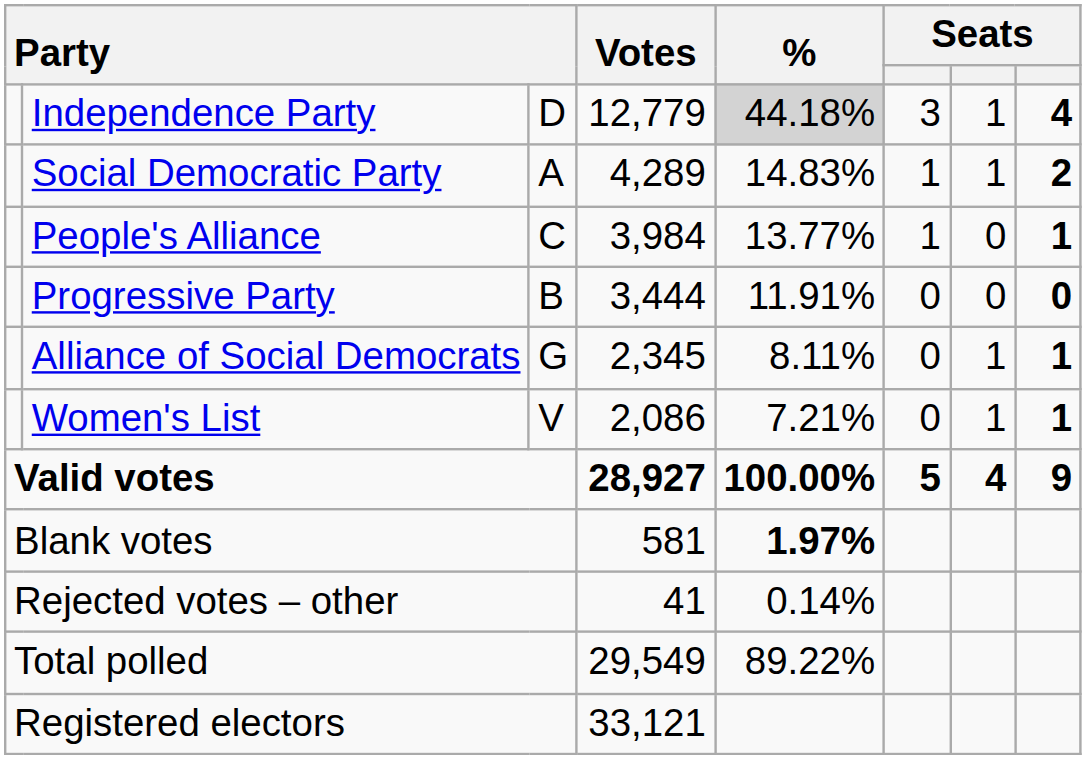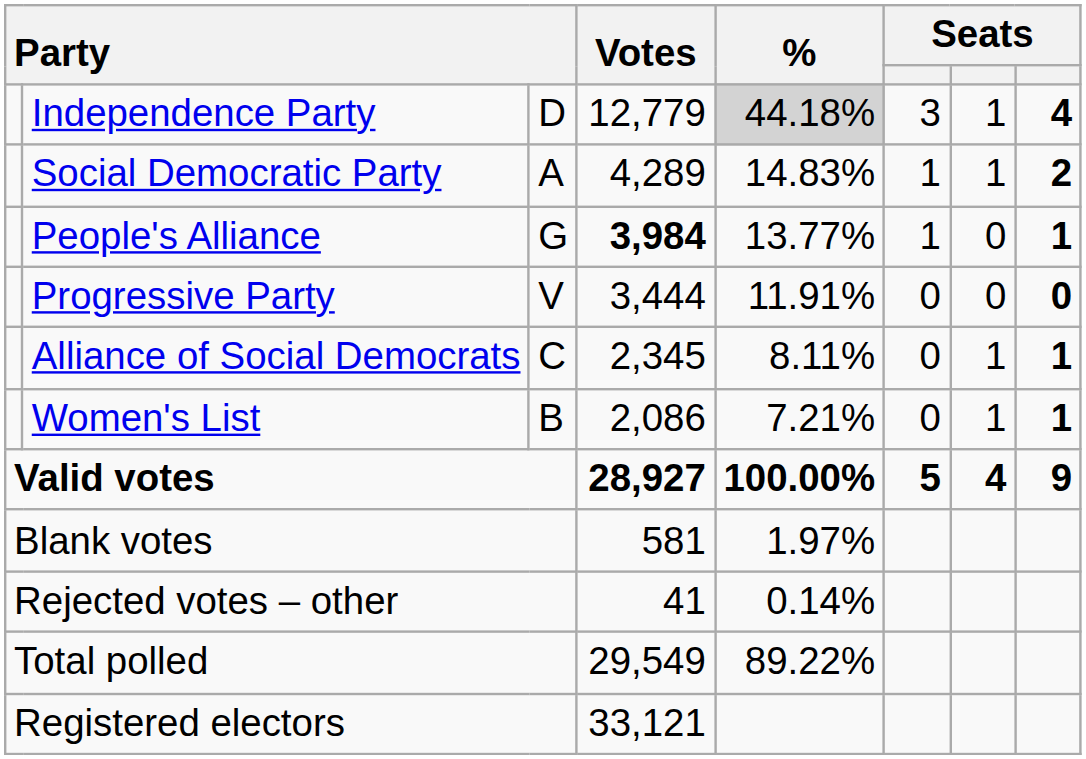(552, 235) C -> (553, 235) G
(658, 235) normal -> (658, 235) bold
(551, 296) B -> (551, 296) V
(553, 357) G -> (552, 357) C
(551, 418) V -> (551, 418) B
(821, 539) bold -> (821, 539) normal
